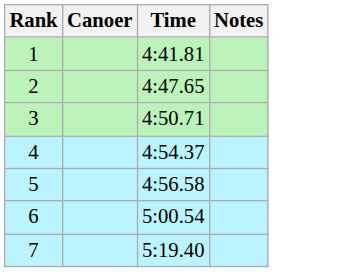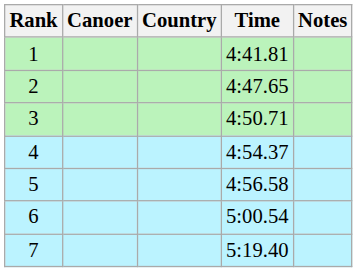+ column: (179, 20)
